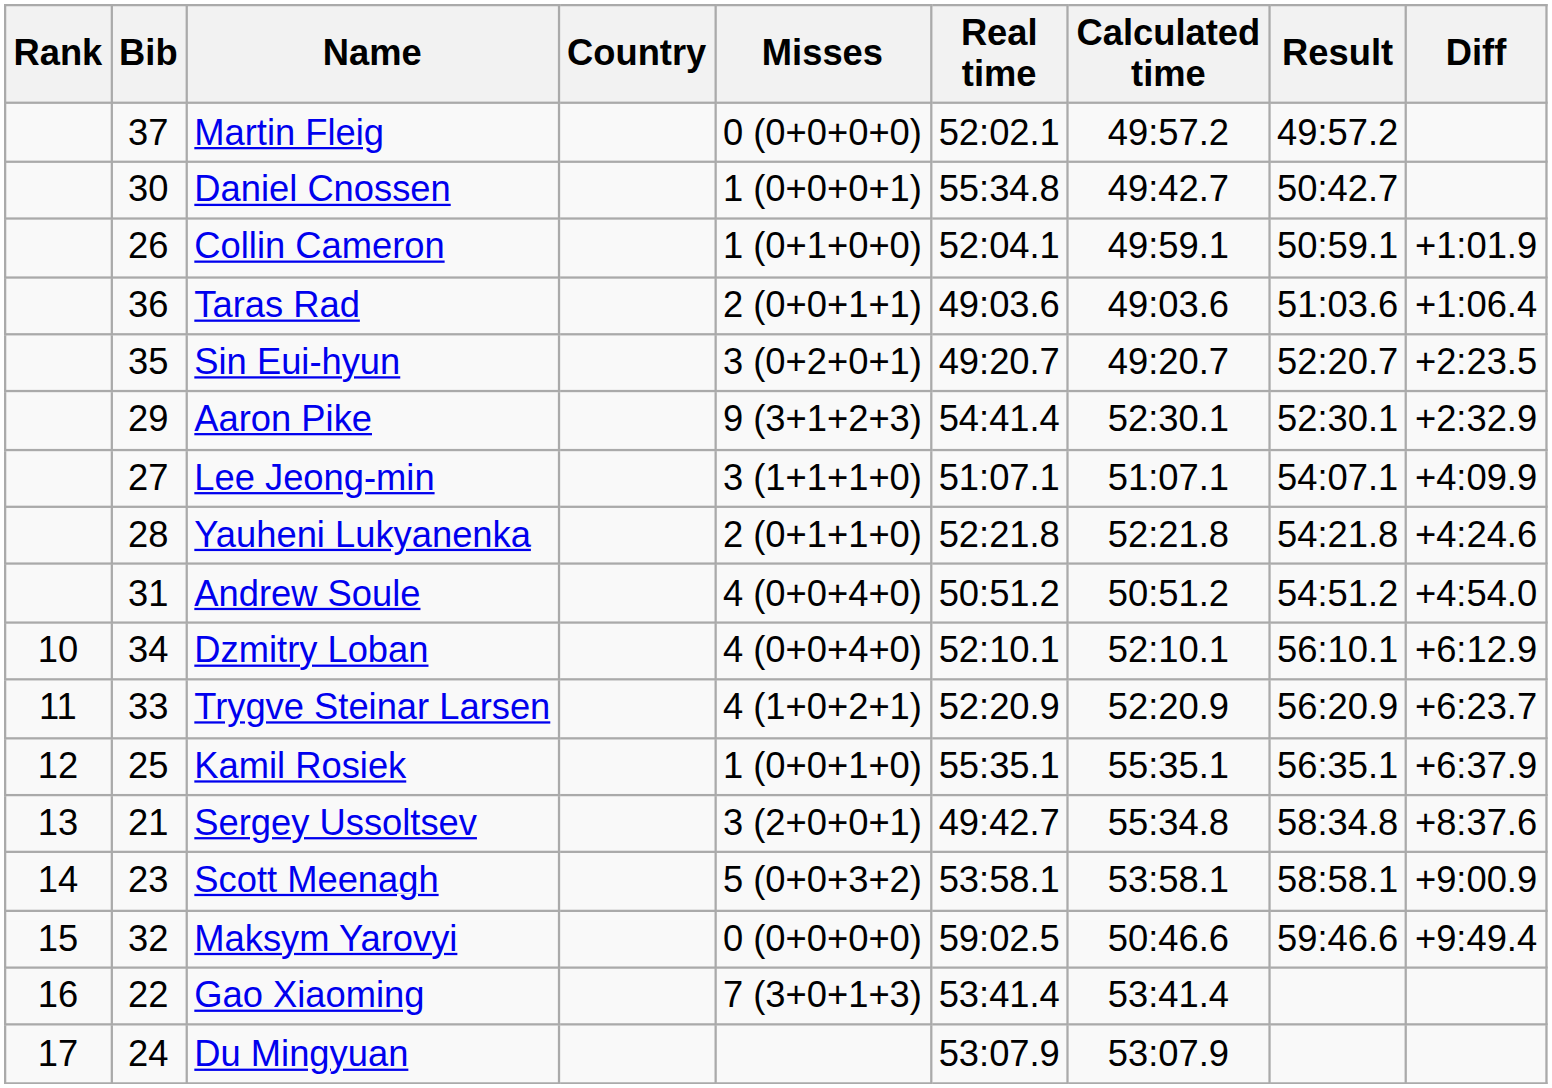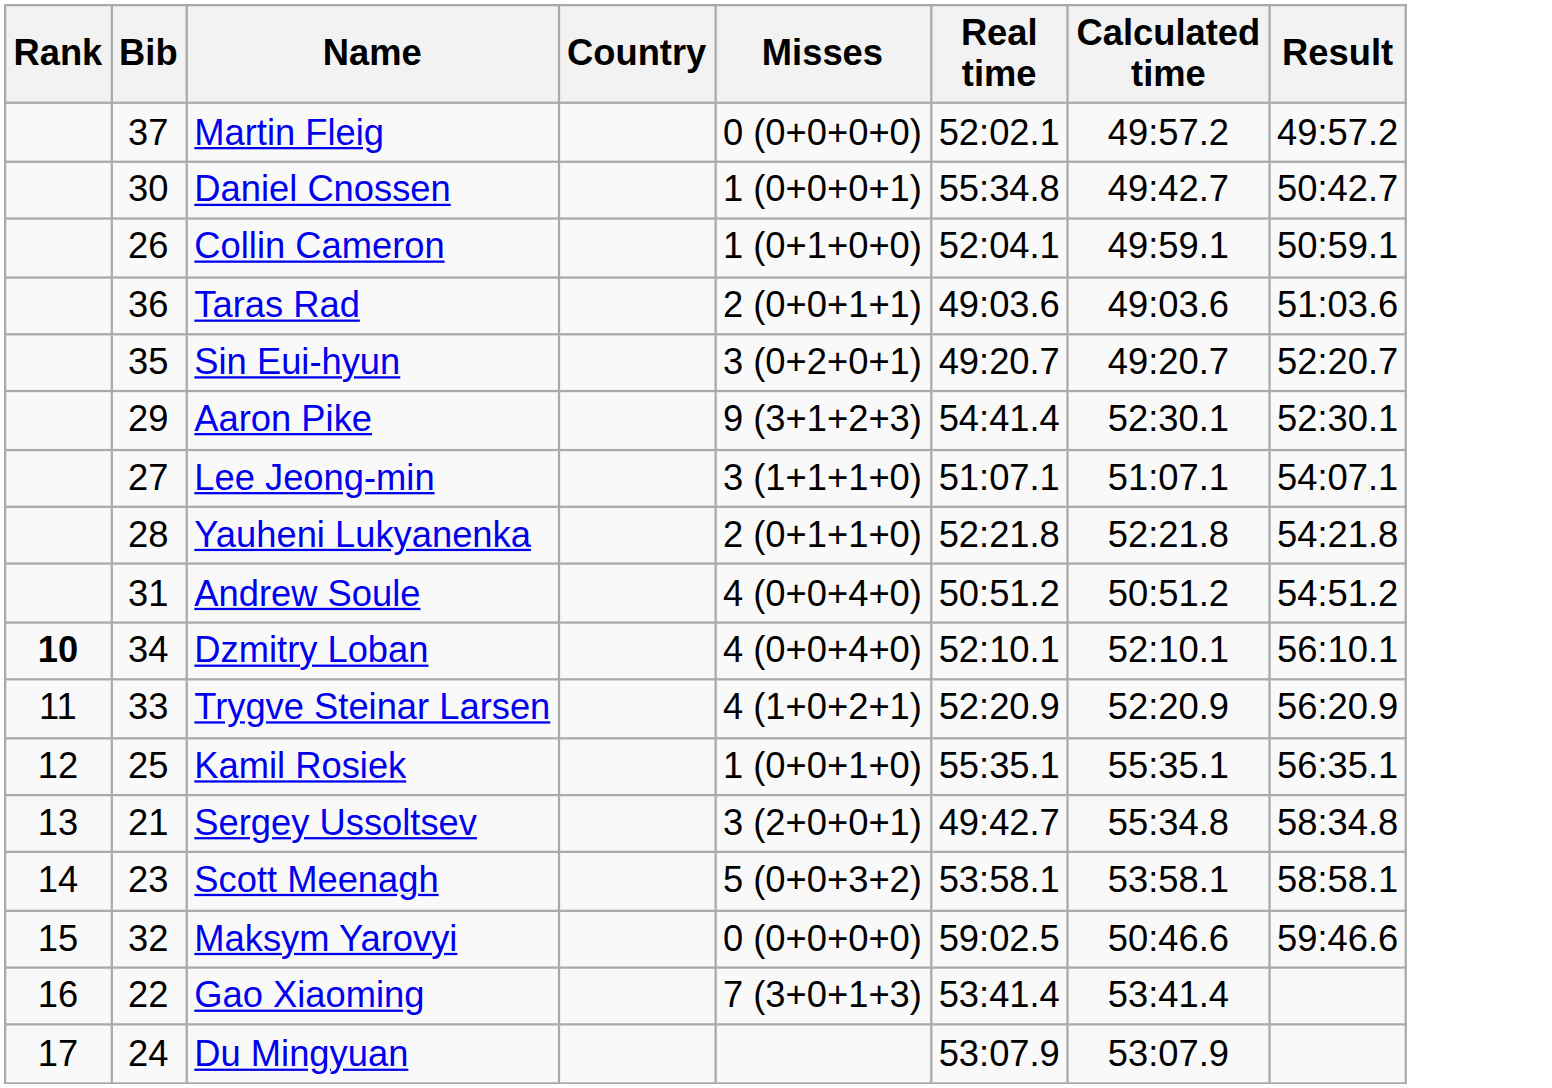- column: (1476, 53)
(58, 650) normal -> (58, 650) bold
